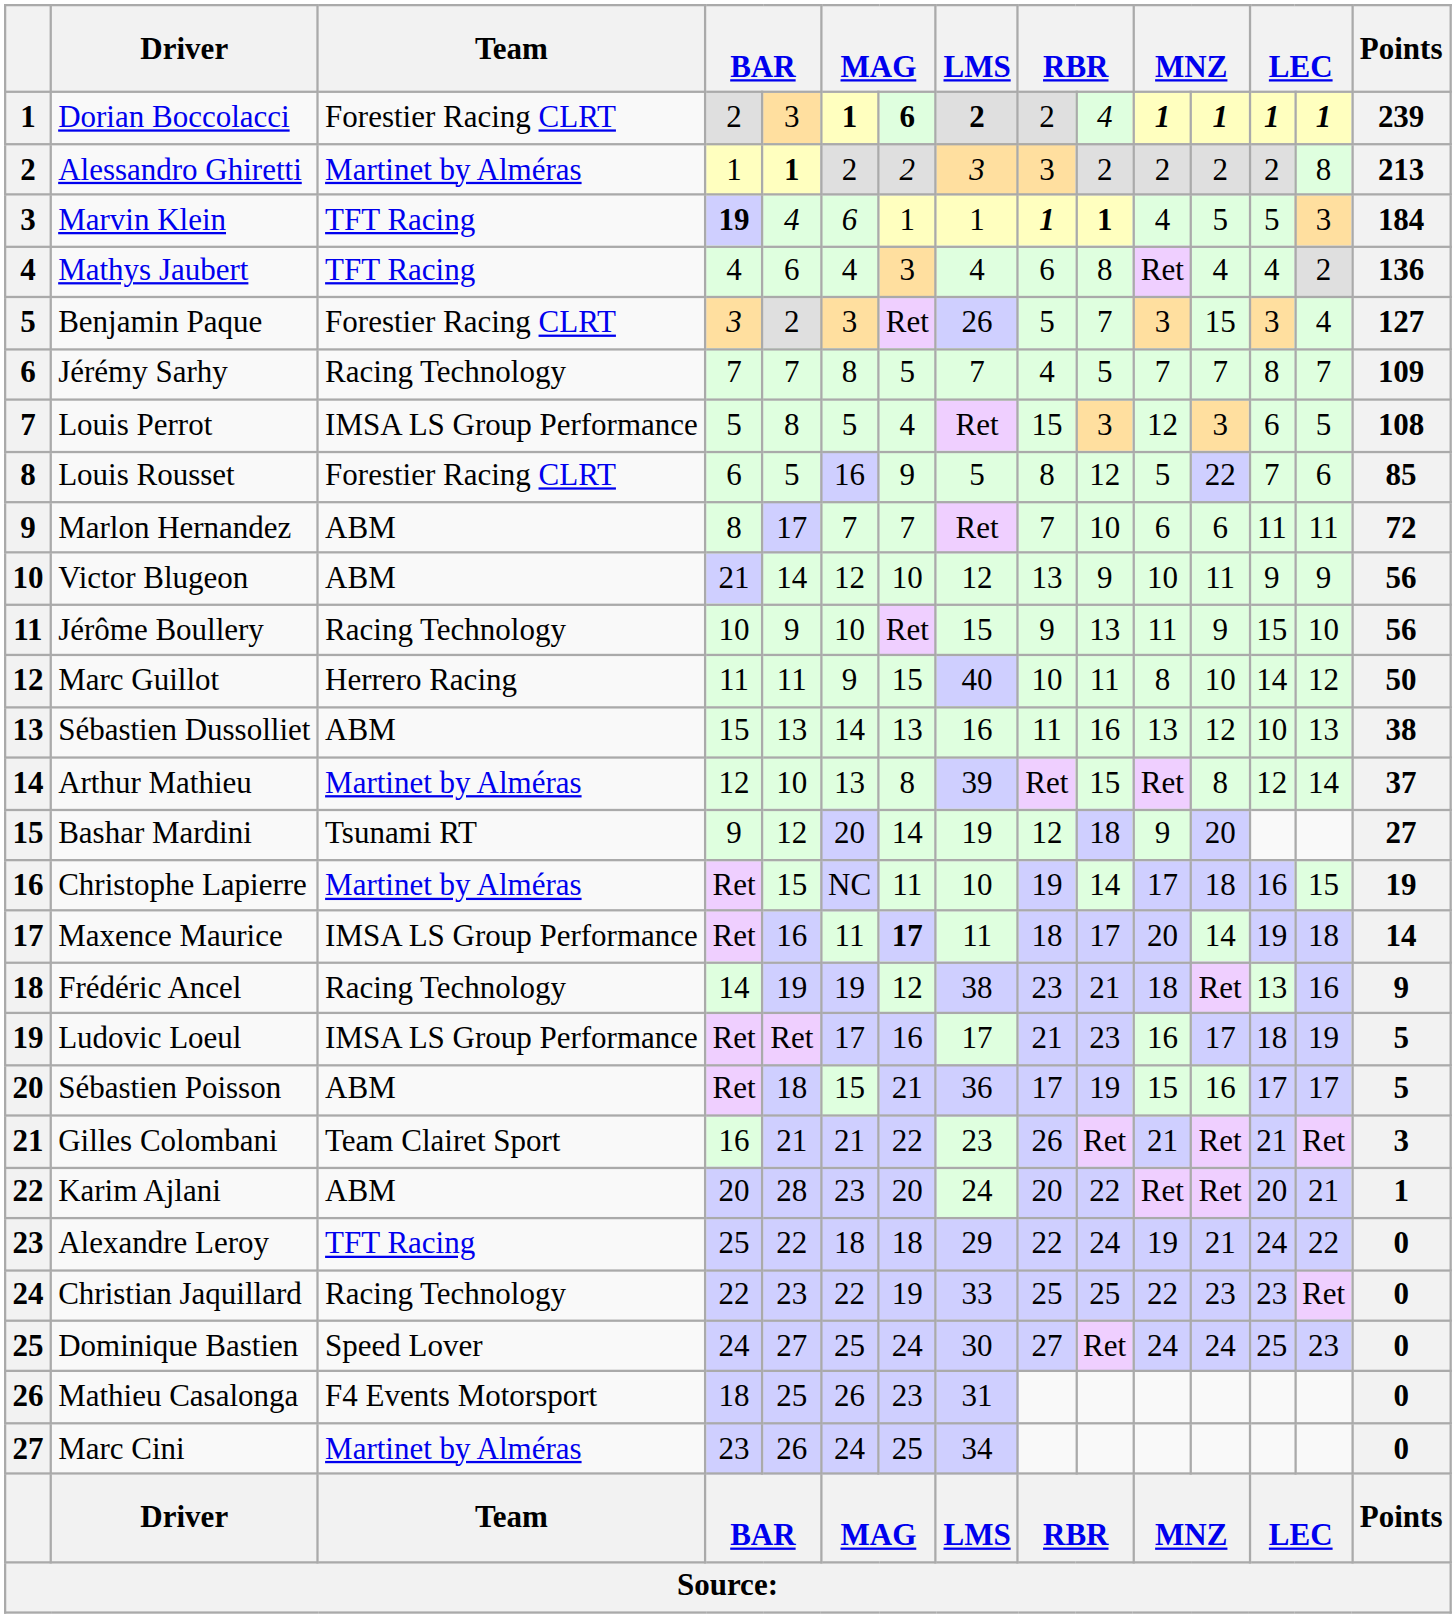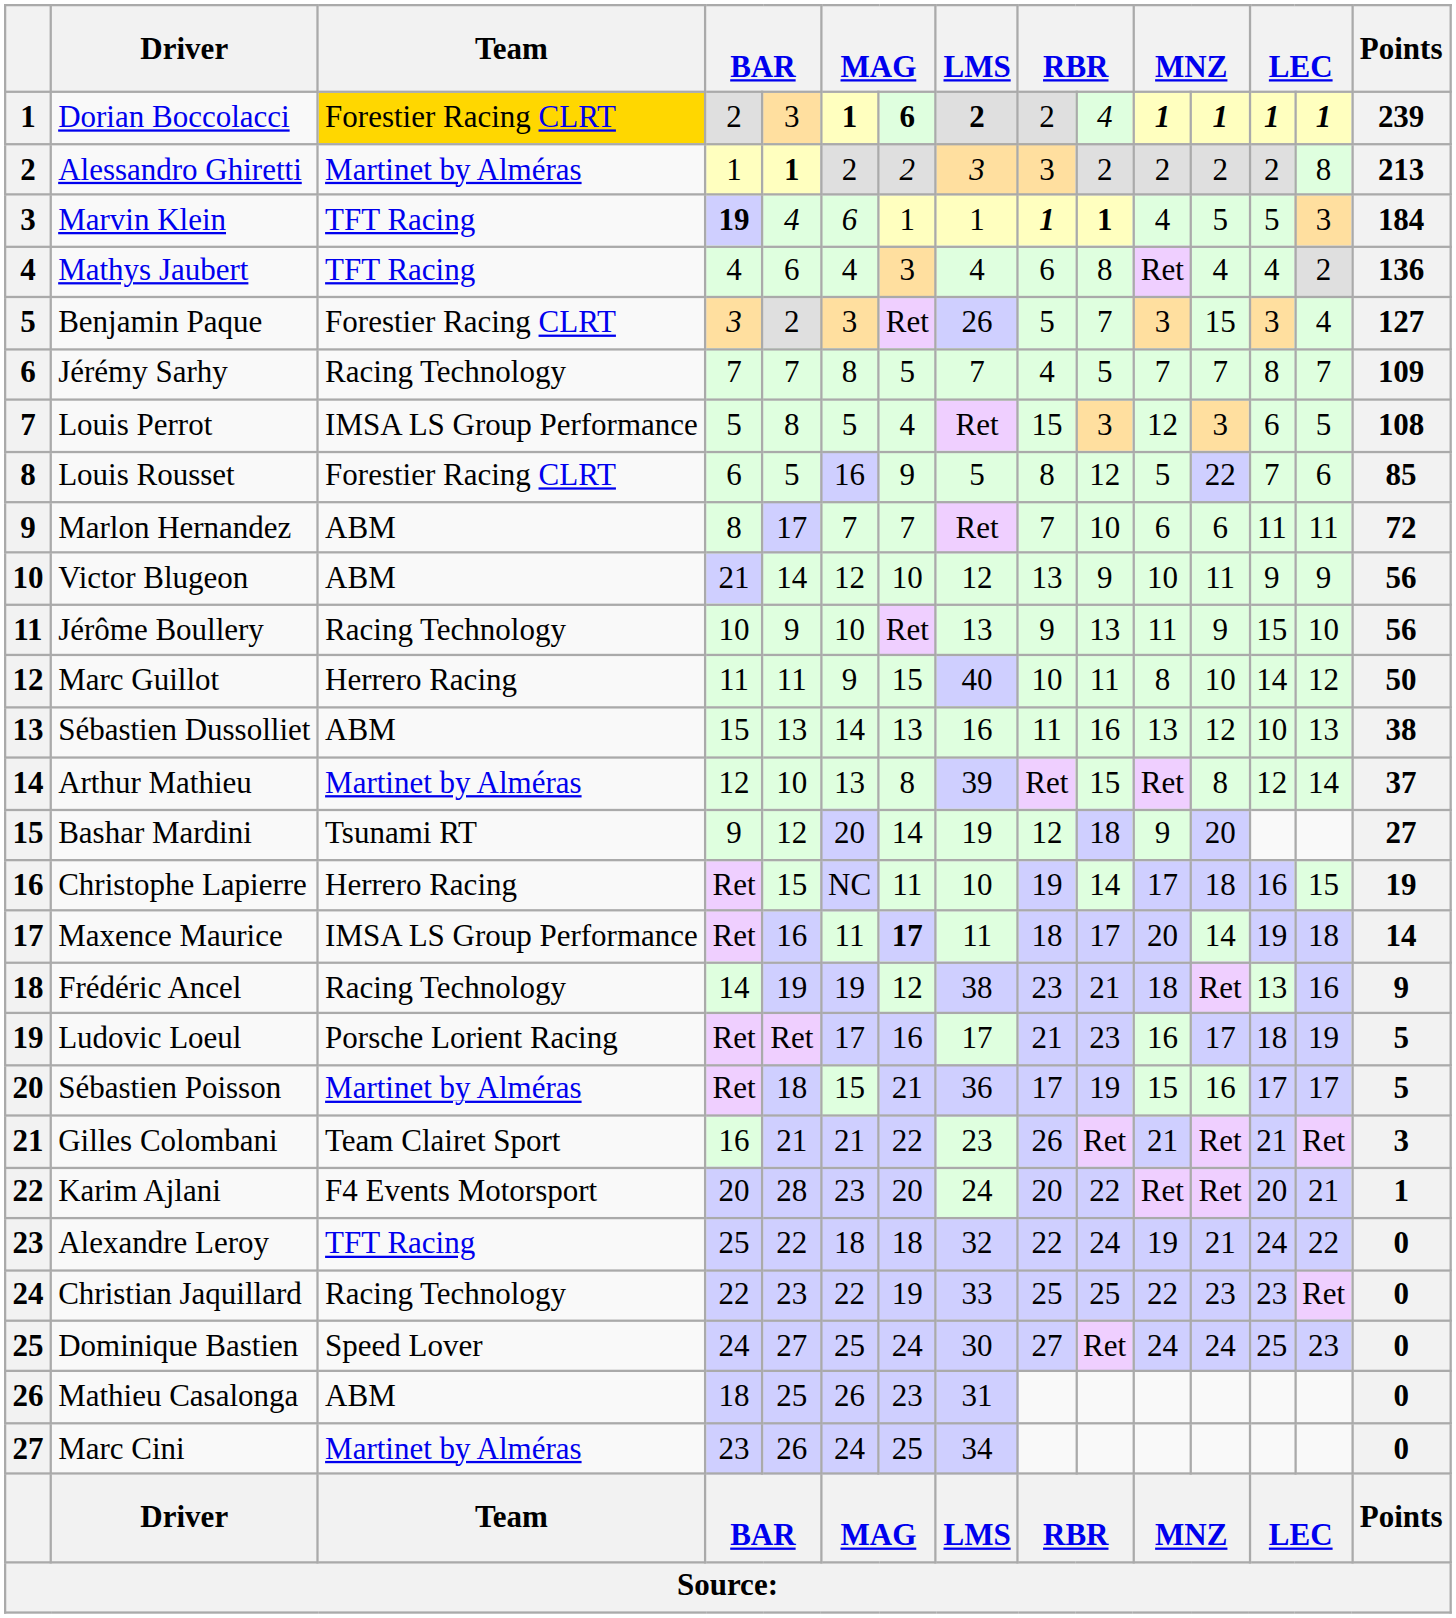(471, 117) no background -> (471, 117) gold background
(977, 628) 15 -> (977, 628) 13
(453, 884) Martinet by Alméras -> (421, 884) Herrero Racing
(511, 1038) IMSA LS Group Performance -> (471, 1038) Porsche Lorient Racing
(360, 1089) ABM -> (453, 1089) Martinet by Alméras
(360, 1191) ABM -> (461, 1191) F4 Events Motorsport
(977, 1242) 29 -> (977, 1242) 32
(461, 1396) F4 Events Motorsport -> (360, 1396) ABM
